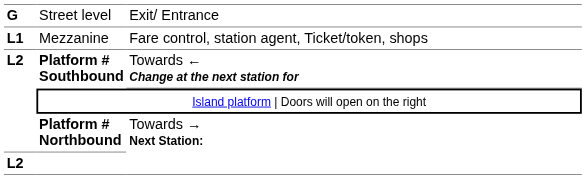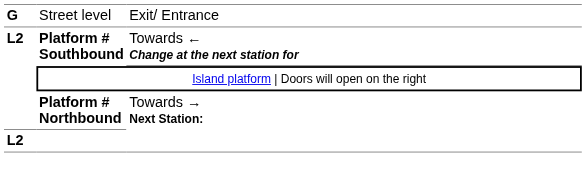- row: (74, 38)
